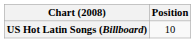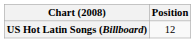(170, 29) 10 -> (170, 29) 12
